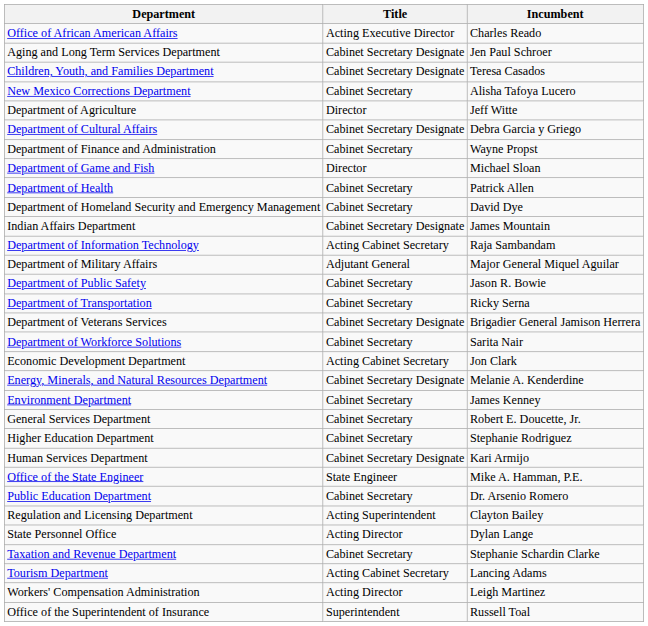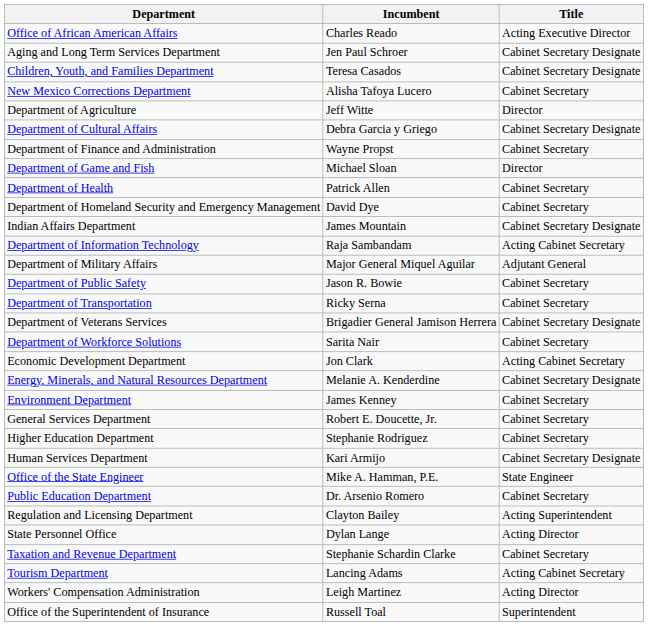columns swapped: (395, 14) <-> (555, 14)
